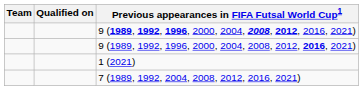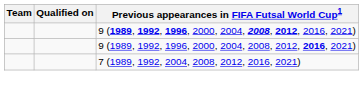- row: (19, 62)
